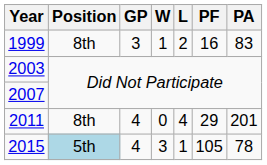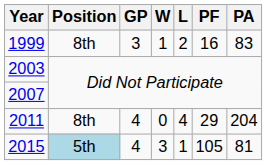(244, 120) 201 -> (244, 120) 204
(244, 146) 78 -> (244, 146) 81
